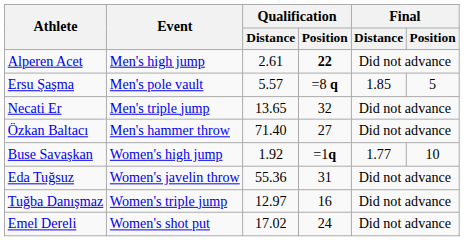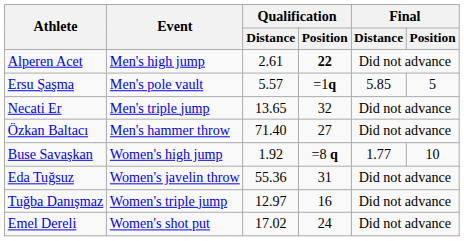(325, 85) =8 q -> (325, 85) =1q
(379, 85) 1.85 -> (379, 85) 5.85
(325, 154) =1q -> (325, 154) =8 q
